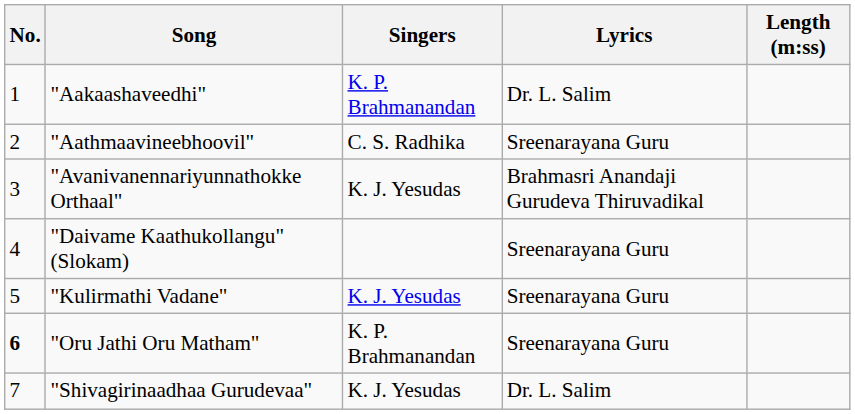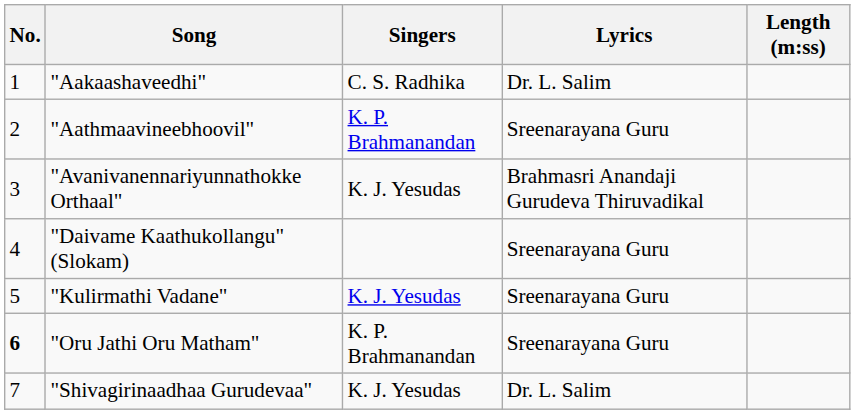(411, 94) K. P. Brahmanandan -> (406, 81) C. S. Radhika
(406, 141) C. S. Radhika -> (411, 129) K. P. Brahmanandan
